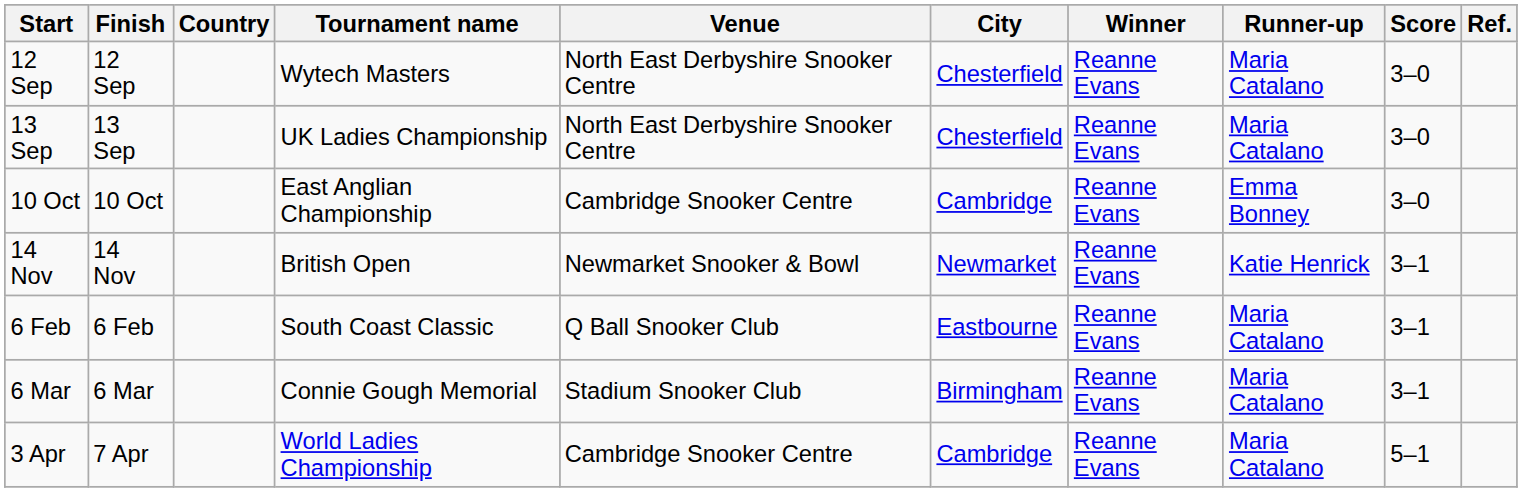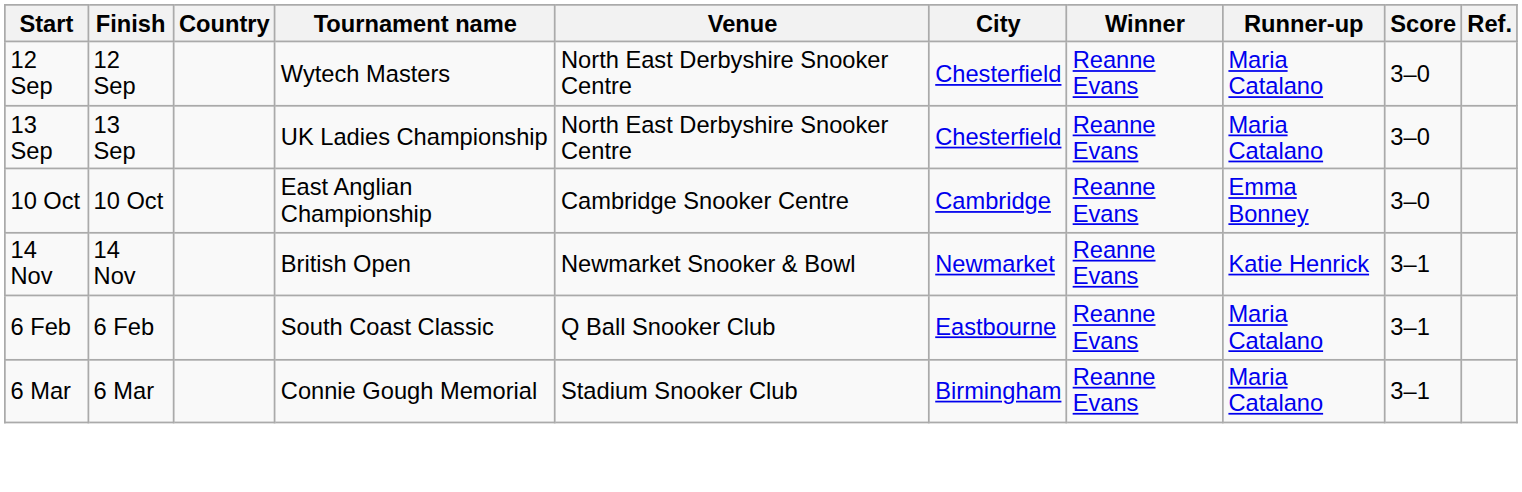- row: (38, 454)
